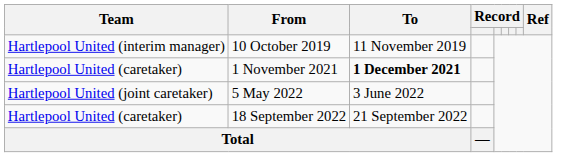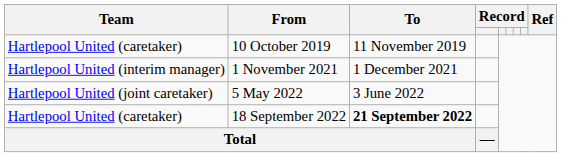(116, 46) Hartlepool United (interim manager) -> (95, 46) Hartlepool United (caretaker)
(95, 69) Hartlepool United (caretaker) -> (116, 69) Hartlepool United (interim manager)
(407, 69) bold -> (405, 69) normal
(410, 116) normal -> (412, 116) bold
